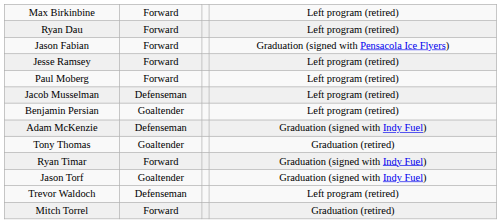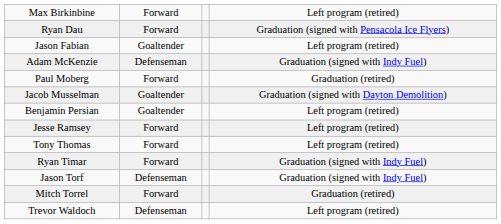(353, 29) Left program (retired) -> (353, 29) Graduation (signed with Pensacola Ice Flyers)
(161, 45) Forward -> (161, 45) Goaltender
(353, 45) Graduation (signed with Pensacola Ice Flyers) -> (353, 45) Left program (retired)
rows swapped: (62, 128) <-> (62, 62)
(353, 78) Left program (retired) -> (353, 78) Graduation (retired)
(161, 95) Defenseman -> (161, 95) Goaltender
(353, 95) Left program (retired) -> (353, 95) Graduation (signed with Dayton Demolition)
(161, 144) Goaltender -> (161, 144) Forward
(353, 144) Graduation (retired) -> (353, 144) Left program (retired)
(161, 177) Goaltender -> (161, 177) Defenseman
rows swapped: (62, 210) <-> (62, 194)
